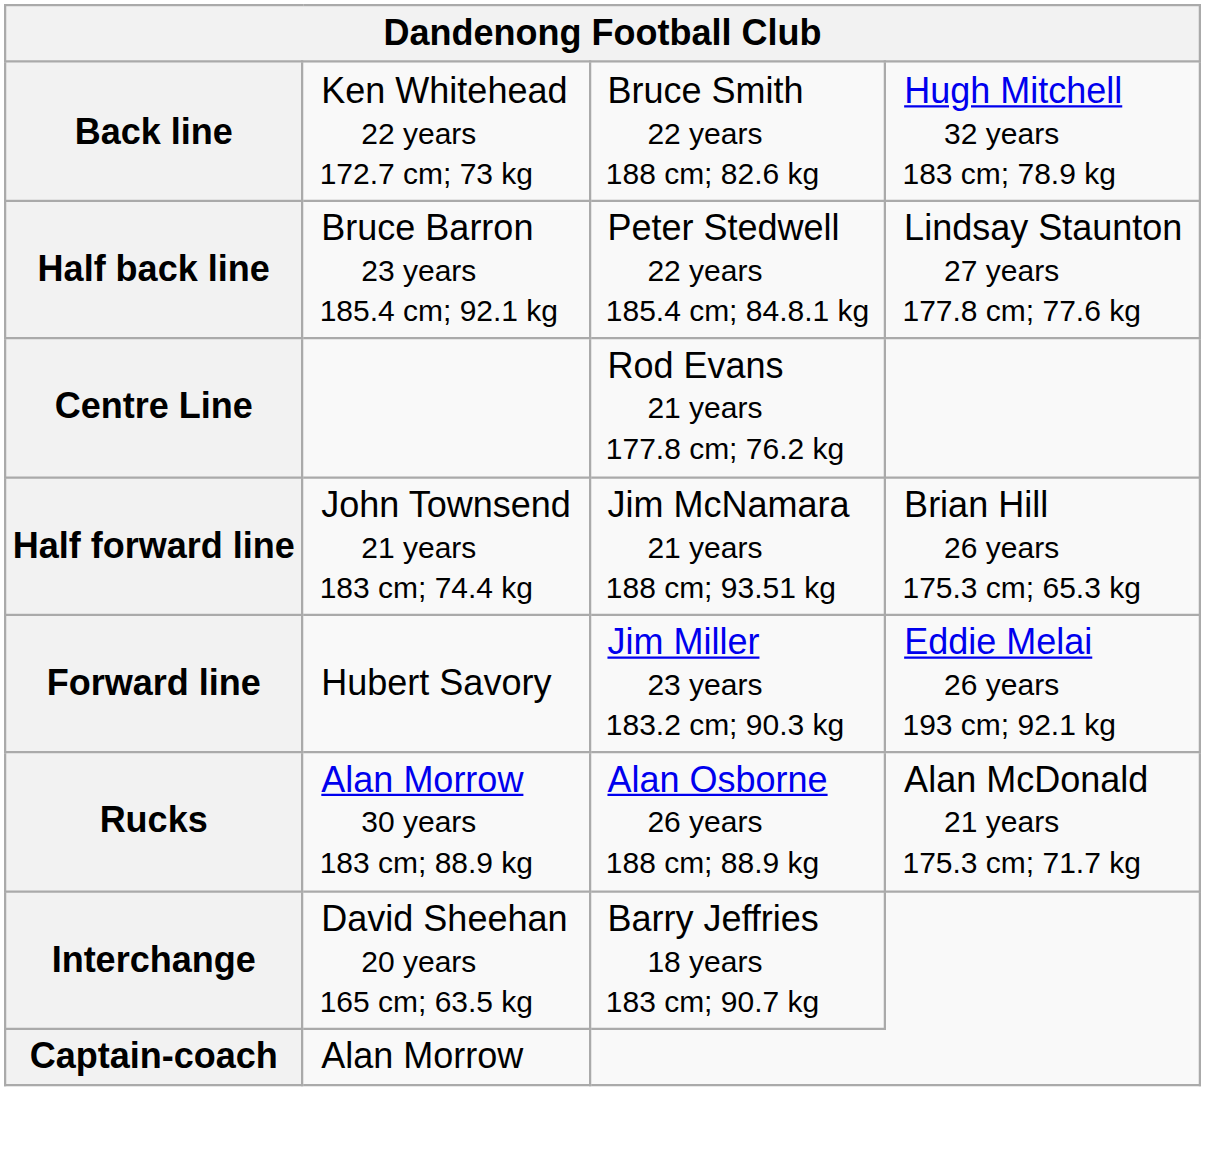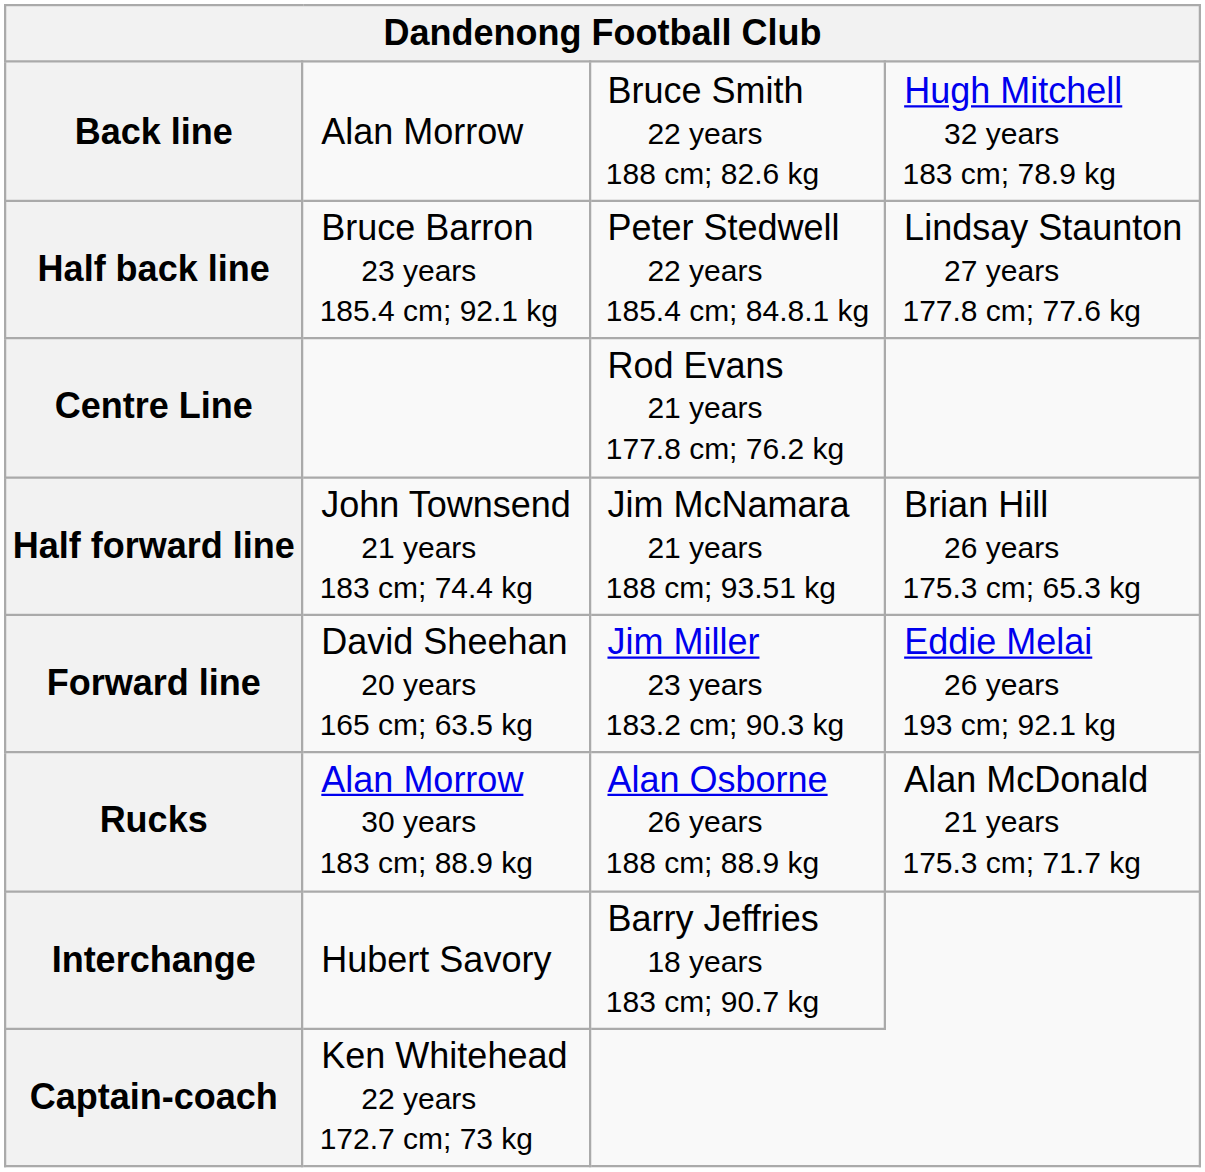(444, 130) Ken Whitehead 22 years 172.7 cm; 73 kg -> (422, 130) Alan Morrow
(431, 683) Hubert Savory -> (444, 683) David Sheehan 20 years 165 cm; 63.5 kg
(444, 959) David Sheehan 20 years 165 cm; 63.5 kg -> (431, 959) Hubert Savory
(422, 1056) Alan Morrow -> (444, 1097) Ken Whitehead 22 years 172.7 cm; 73 kg
